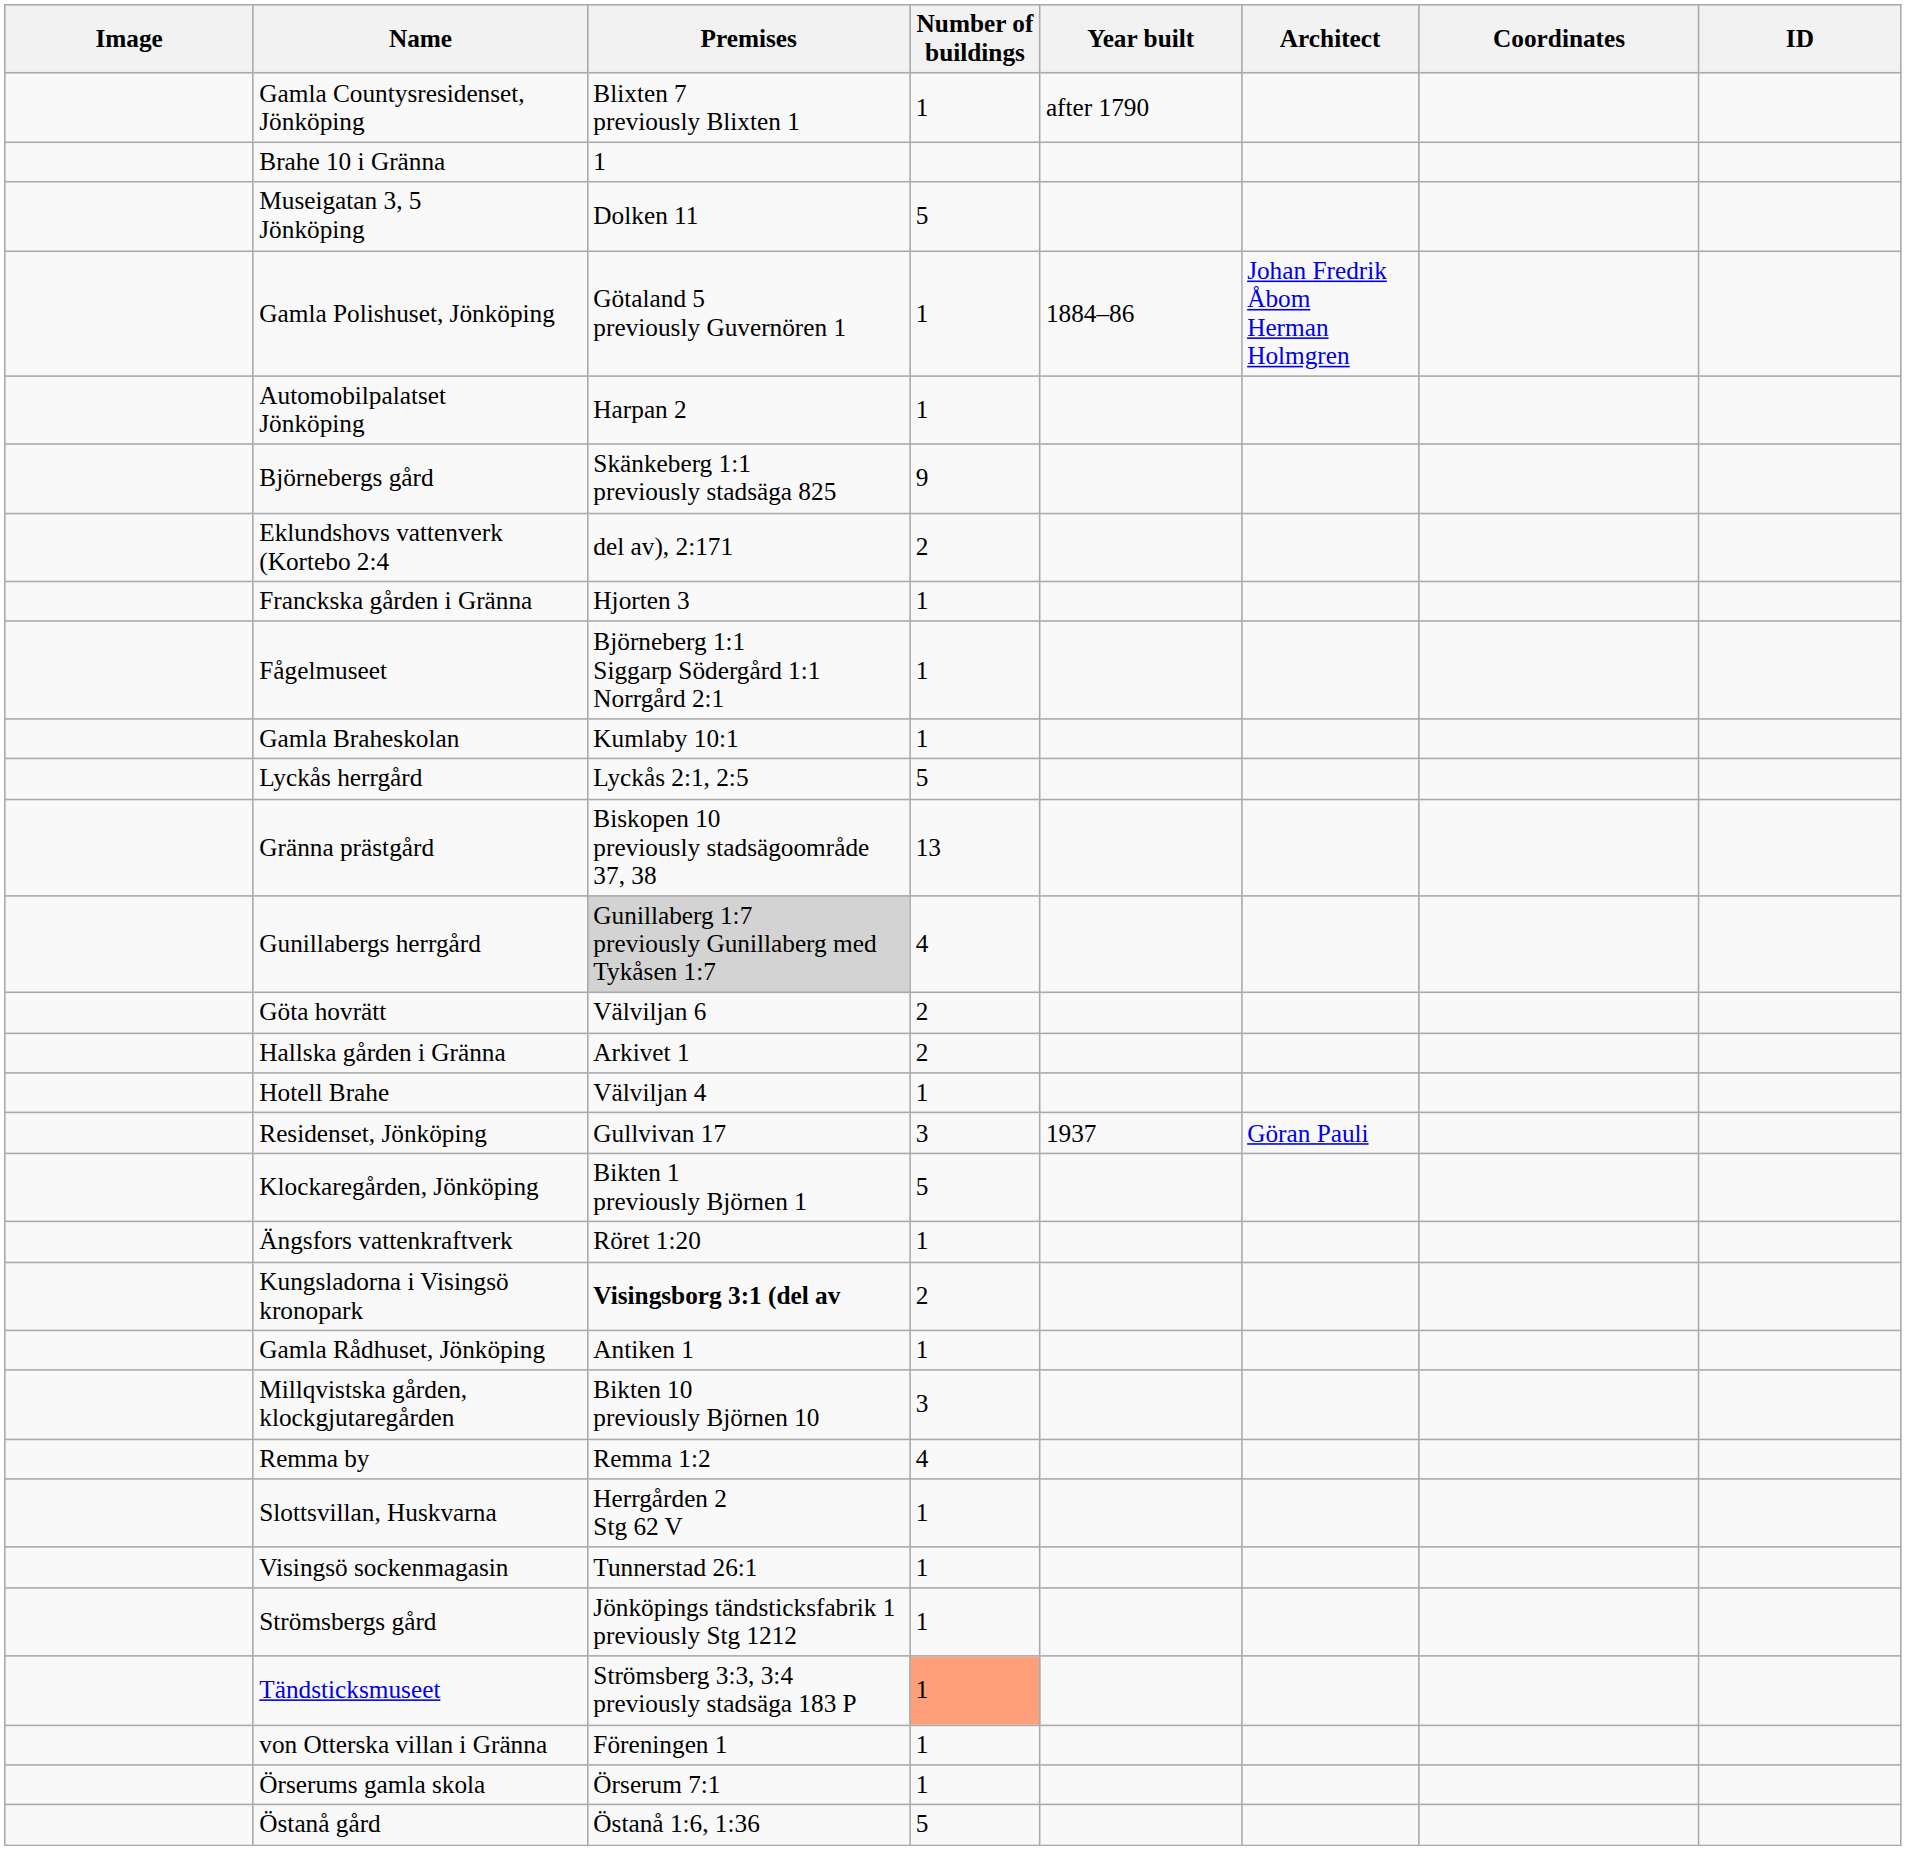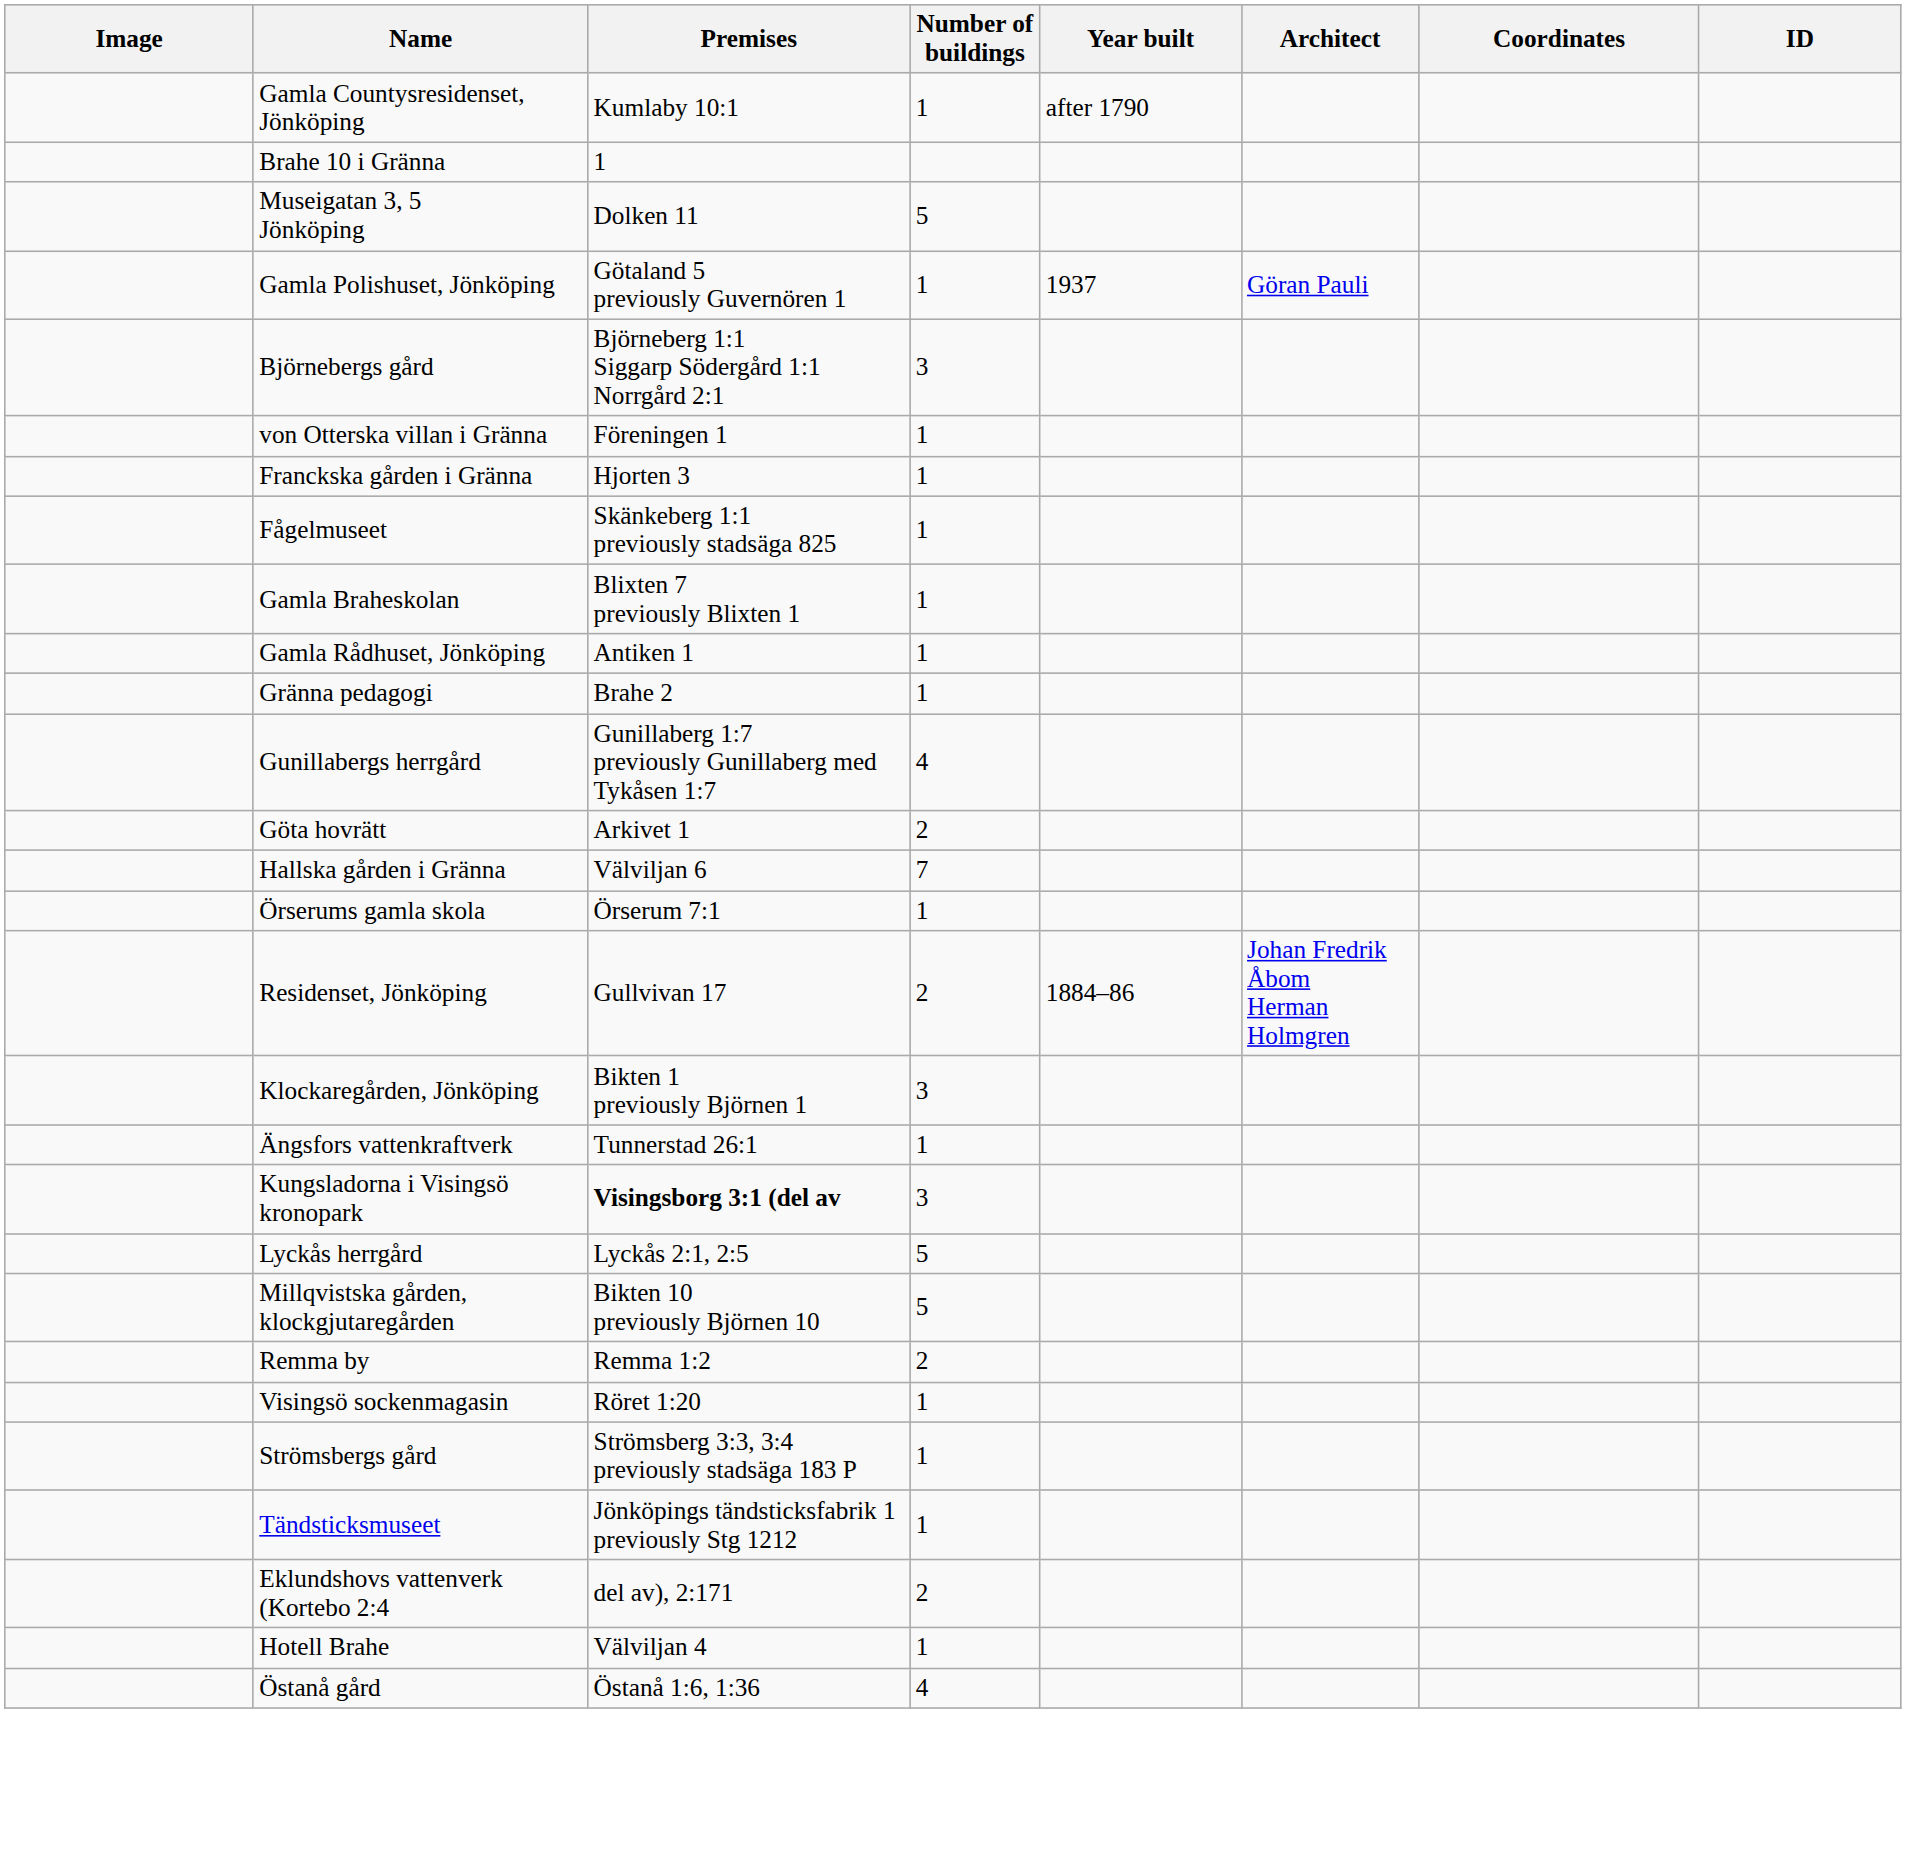(697, 107) Blixten 7 previously Blixten 1 -> (666, 107) Kumlaby 10:1
(1090, 312) 1884–86 -> (1071, 284) 1937
(1317, 312) Johan Fredrik Åbom Herman Holmgren -> (1308, 284) Göran Pauli
- row: (353, 409)
(715, 478) Skänkeberg 1:1 previously stadsäga 825 -> (707, 367) Björneberg 1:1 Siggarp Södergård 1:1 Norrgård 2:1
(922, 478) 9 -> (922, 367) 3
rows swapped: (381, 546) <-> (403, 1744)
(707, 669) Björneberg 1:1 Siggarp Södergård 1:1 Norrgård 2:1 -> (715, 530) Skänkeberg 1:1 previously stadsäga 825
(666, 738) Kumlaby 10:1 -> (697, 598) Blixten 7 previously Blixten 1
rows swapped: (402, 1349) <-> (341, 778)
+ row: (346, 693)
- row: (347, 846)
(735, 943) lightgrey background -> (735, 761) no background
(650, 1012) Välviljan 6 -> (642, 830) Arkivet 1
(641, 1052) Arkivet 1 -> (650, 870) Välviljan 6
(922, 1052) 2 -> (922, 870) 7
rows swapped: (324, 1092) <-> (372, 1784)
(922, 1132) 3 -> (922, 993) 2
(1071, 1132) 1937 -> (1090, 993) 1884–86
(1308, 1132) Göran Pauli -> (1317, 993) Johan Fredrik Åbom Herman Holmgren
(922, 1187) 5 -> (922, 1090) 3
(647, 1241) Röret 1:20 -> (676, 1144) Tunnerstad 26:1
(922, 1295) 2 -> (922, 1198) 3
(922, 1404) 3 -> (922, 1307) 5
(922, 1458) 4 -> (922, 1361) 2
- row: (378, 1512)
(675, 1567) Tunnerstad 26:1 -> (647, 1401) Röret 1:20
(744, 1621) Jönköpings tändsticksfabrik 1 previously Stg 1212 -> (725, 1456) Strömsberg 3:3, 3:4 previously stadsäga 183 P
(725, 1690) Strömsberg 3:3, 3:4 previously stadsäga 183 P -> (745, 1524) Jönköpings tändsticksfabrik 1 previously Stg 1212
(922, 1690) lightsalmon background -> (922, 1524) no background
(922, 1824) 5 -> (922, 1687) 4
